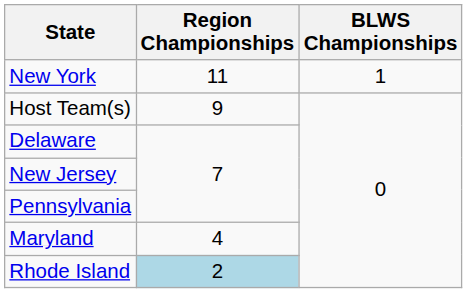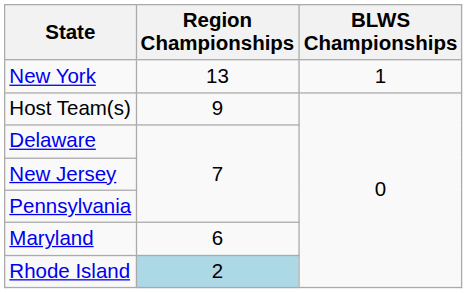(217, 76) 11 -> (217, 76) 13
(217, 238) 4 -> (217, 238) 6
